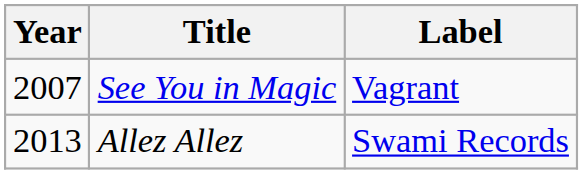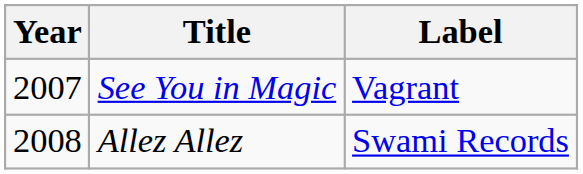(47, 140) 2013 -> (47, 140) 2008
